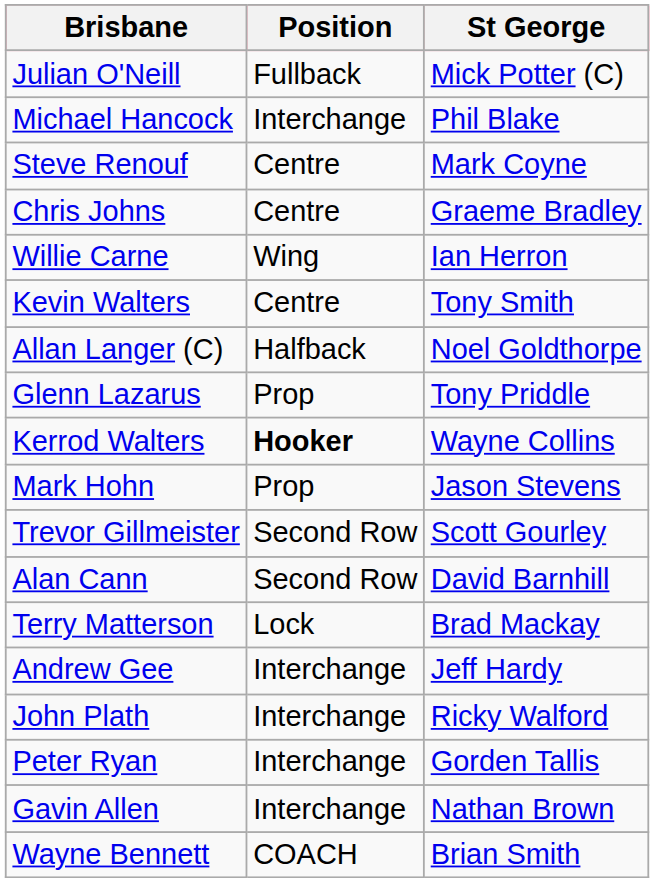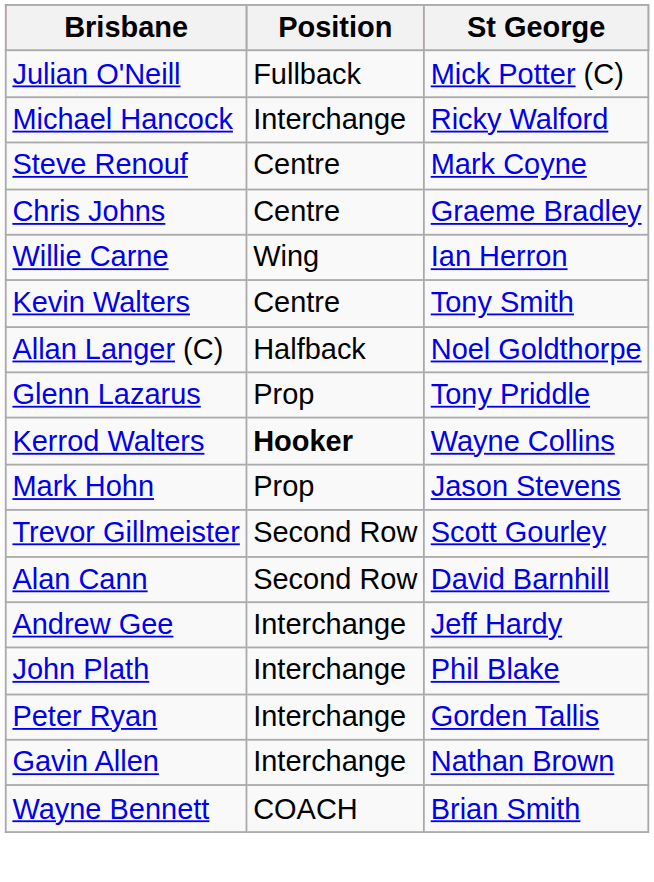(495, 119) Phil Blake -> (520, 119) Ricky Walford
- row: (113, 624)
(520, 716) Ricky Walford -> (495, 670) Phil Blake
